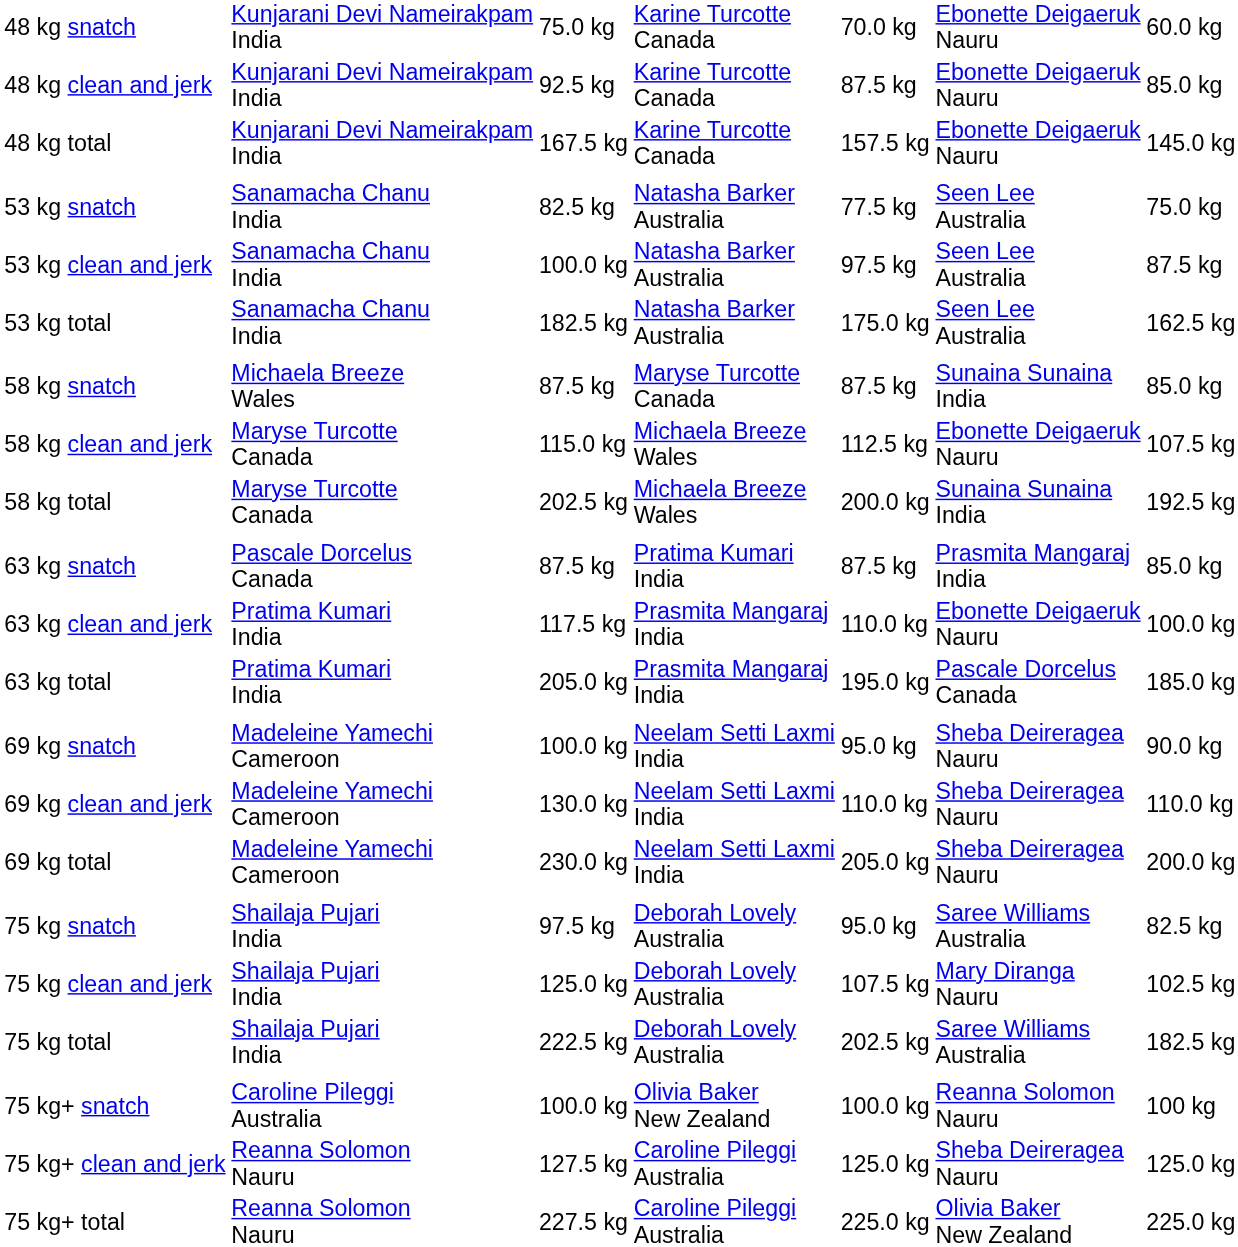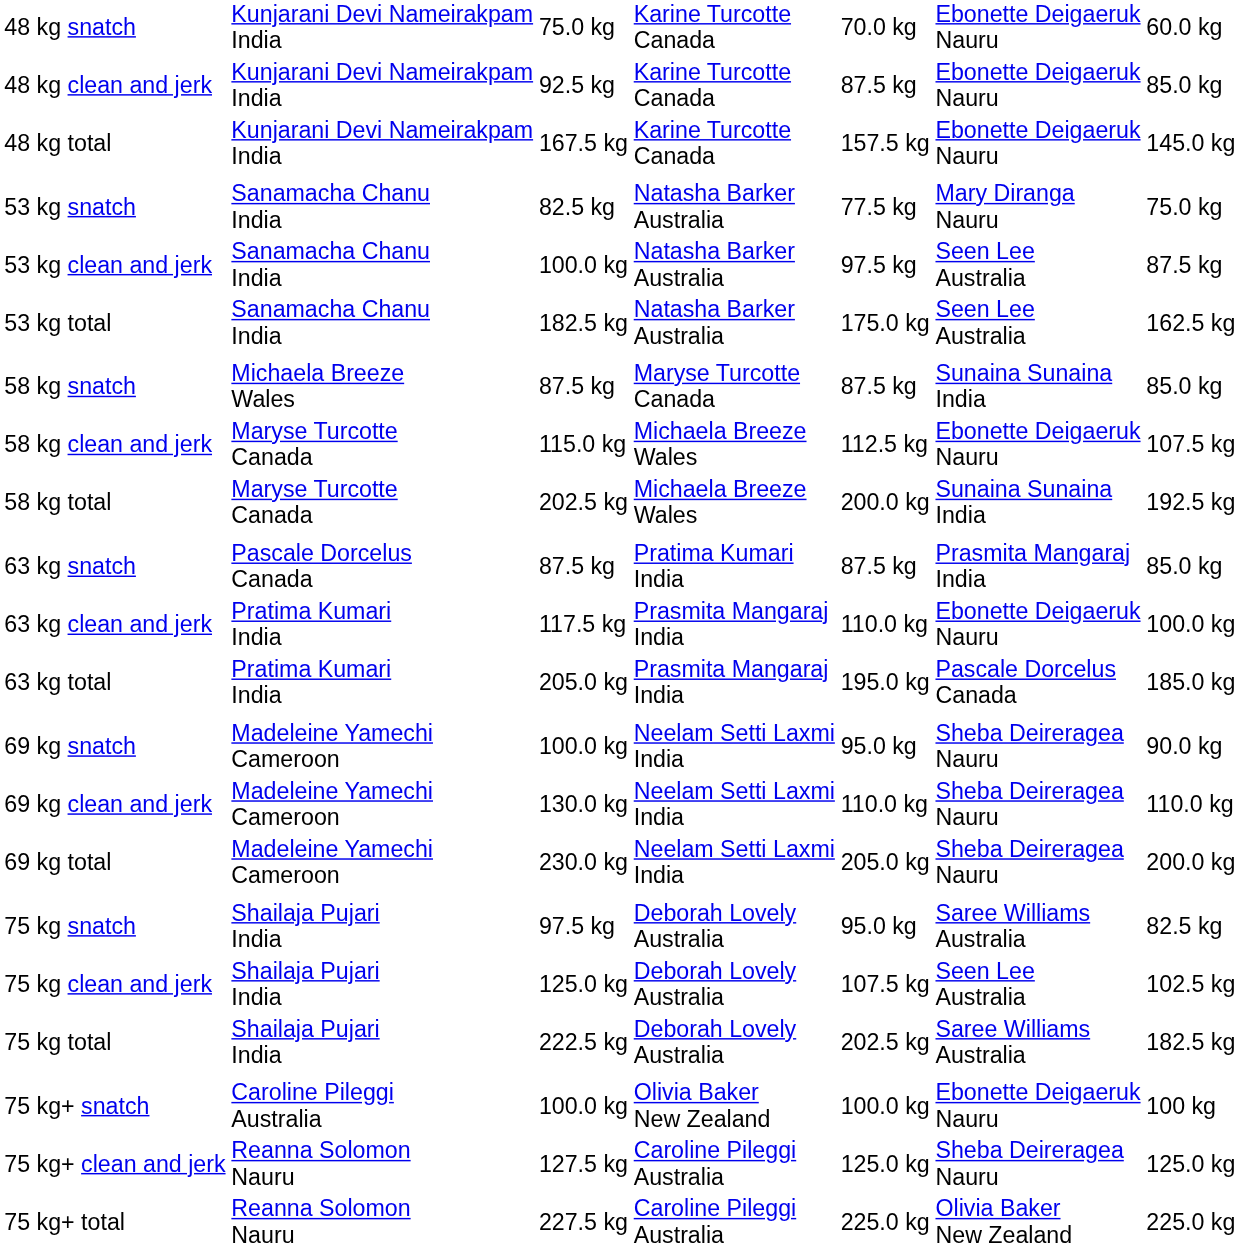(985, 207) Seen Lee Australia -> (1005, 207) Mary Diranga Nauru
(1005, 984) Mary Diranga Nauru -> (985, 984) Seen Lee Australia
(1025, 1106) Reanna Solomon Nauru -> (1038, 1106) Ebonette Deigaeruk Nauru
